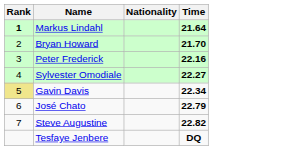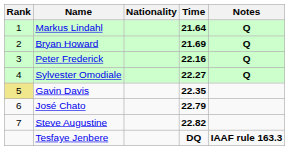+ column: (247, 12)
(19, 28) bold -> (19, 28) normal
(194, 43) 21.70 -> (194, 43) 21.69
(194, 91) 22.34 -> (194, 91) 22.35
